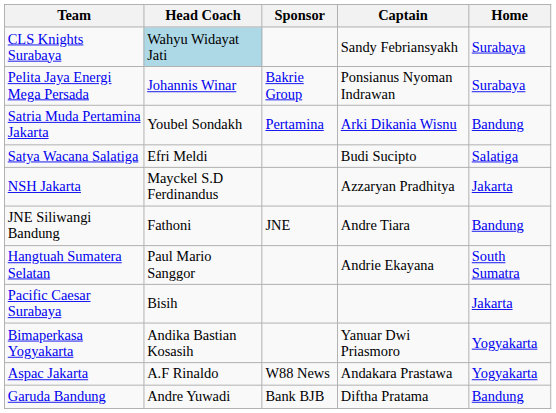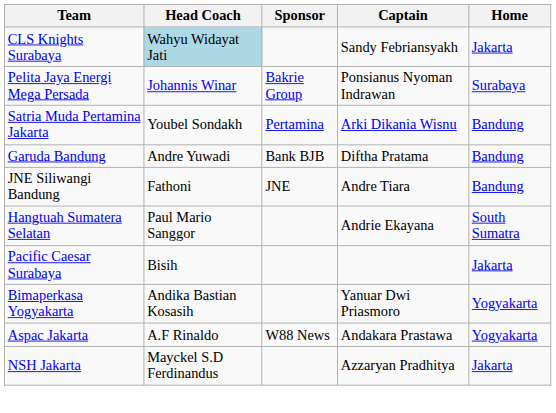(499, 46) Surabaya -> (492, 46) Jakarta
- row: (73, 155)
rows swapped: (57, 396) <-> (44, 186)
